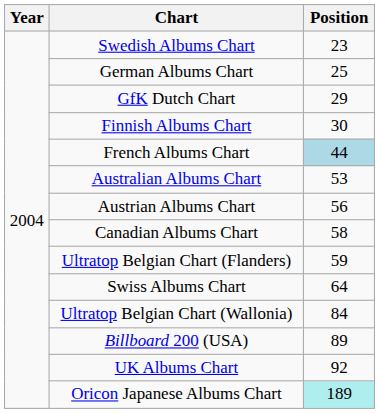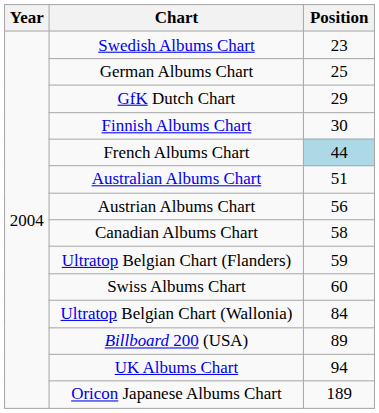(339, 179) 53 -> (339, 179) 51
(339, 286) 64 -> (339, 286) 60
(339, 367) 92 -> (339, 367) 94
(339, 394) paleturquoise background -> (339, 394) no background
